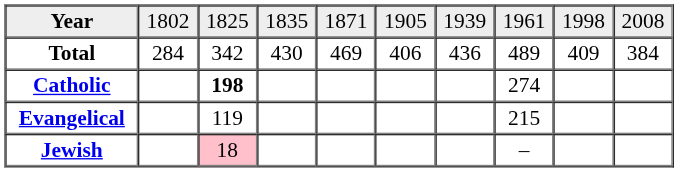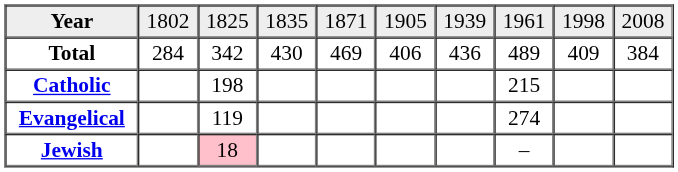(227, 85) bold -> (227, 85) normal
(524, 85) 274 -> (524, 85) 215
(524, 117) 215 -> (524, 117) 274
